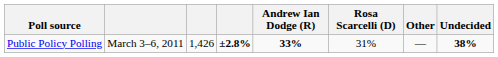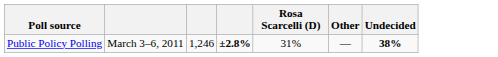- column: (291, 19)
(201, 43) 1,426 -> (201, 43) 1,246
